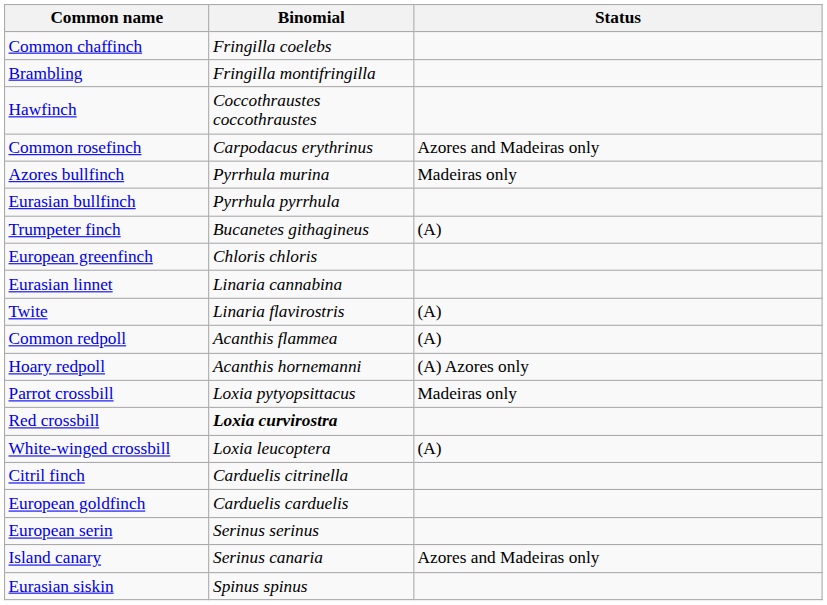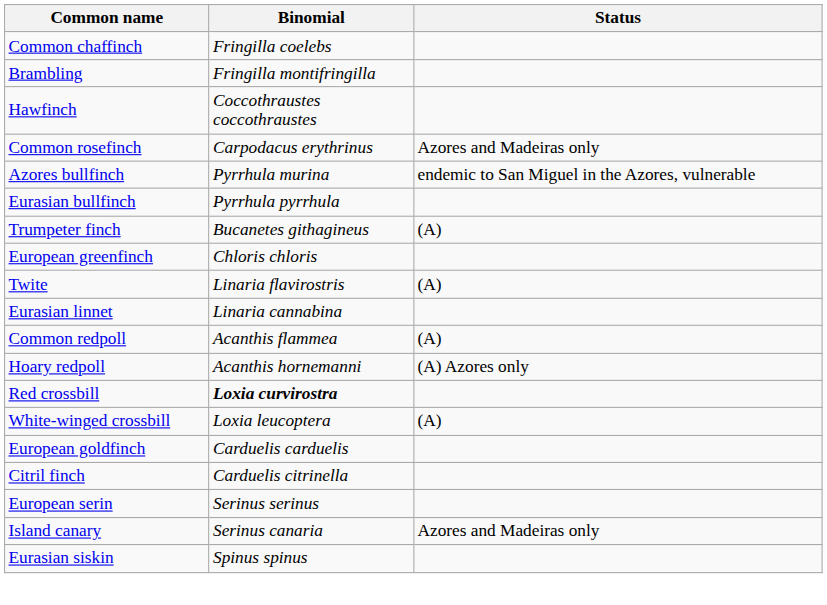(467, 174) Madeiras only -> (586, 174) endemic to San Miguel in the Azores, vulnerable
rows swapped: (28, 311) <-> (61, 284)
- row: (61, 393)
rows swapped: (77, 503) <-> (47, 476)
